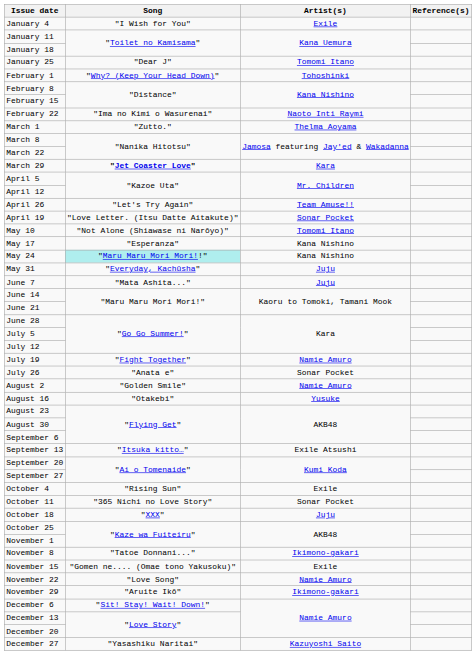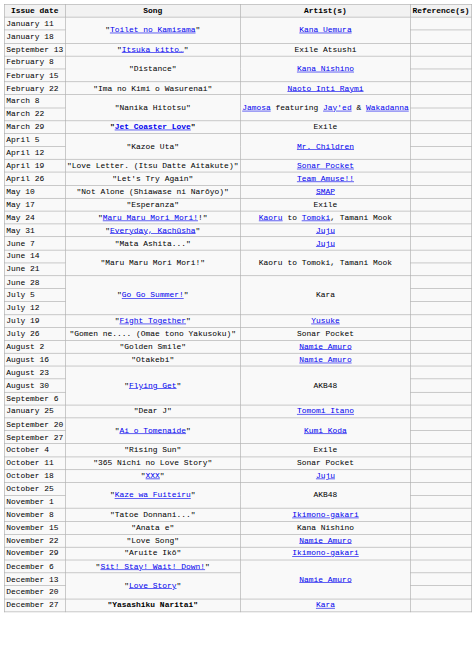- row: (28, 24)
rows swapped: (30, 62) <-> (35, 450)
- row: (30, 75)
- row: (23, 127)
(325, 166) Kara -> (325, 127) Exile
rows swapped: (25, 218) <-> (25, 205)
(325, 230) Tomomi Itano -> (325, 192) SMAP
(325, 243) Kana Nishino -> (325, 205) Exile
(153, 256) paleturquoise background -> (153, 218) no background
(325, 256) Kana Nishino -> (325, 218) Kaoru to Tomoki, Tamani Mook
(325, 360) Namie Amuro -> (325, 321) Yusuke
(153, 373) "Anata e" -> (153, 334) "Gomen ne.... (Omae tono Yakusoku)"
(325, 398) Yusuke -> (325, 360) Namie Amuro
(153, 567) "Gomen ne.... (Omae tono Yakusoku)" -> (153, 528) "Anata e"
(325, 567) Exile -> (325, 528) Kana Nishino
(153, 644) normal -> (153, 605) bold
(325, 644) Kazuyoshi Saito -> (325, 605) Kara
